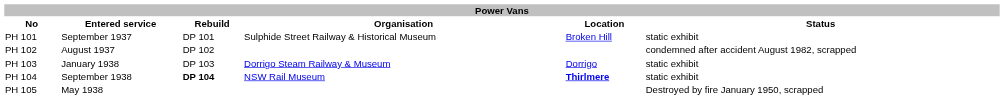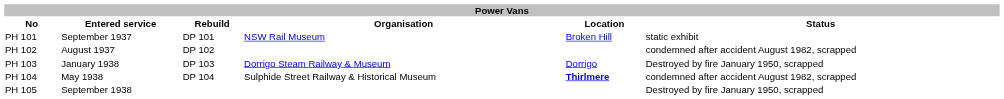(340, 37) Sulphide Street Railway & Historical Museum -> (285, 37) NSW Rail Museum
(672, 63) static exhibit -> (735, 63) Destroyed by fire January 1950, scrapped
(97, 76) September 1938 -> (82, 76) May 1938
(199, 76) bold -> (199, 76) normal
(285, 76) NSW Rail Museum -> (340, 76) Sulphide Street Railway & Historical Museum
(672, 76) static exhibit -> (751, 76) condemned after accident August 1982, scrapped
(82, 90) May 1938 -> (97, 90) September 1938
